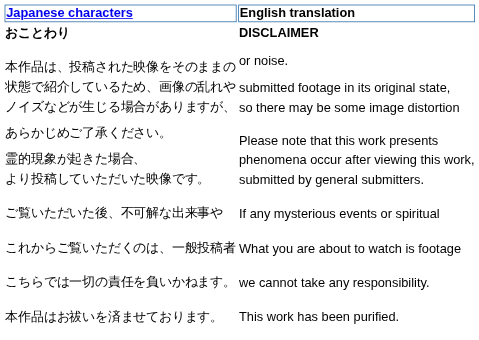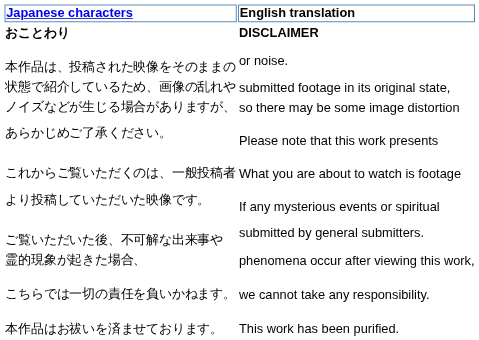rows swapped: (121, 247) <-> (76, 159)
(331, 179) submitted by general submitters. -> (339, 207) If any mysterious events or spiritual
(339, 213) If any mysterious events or spiritual -> (331, 233) submitted by general submitters.
